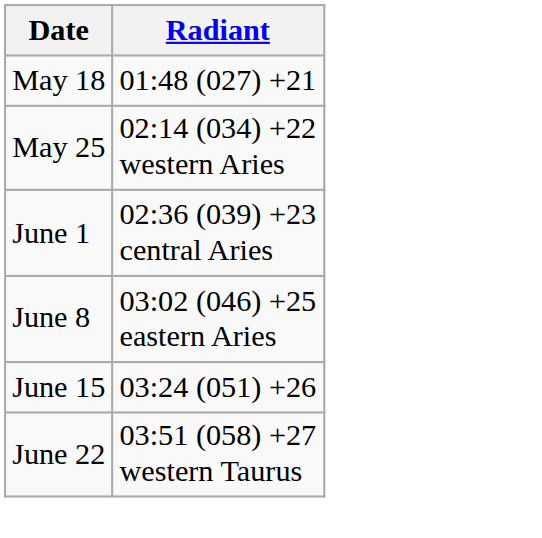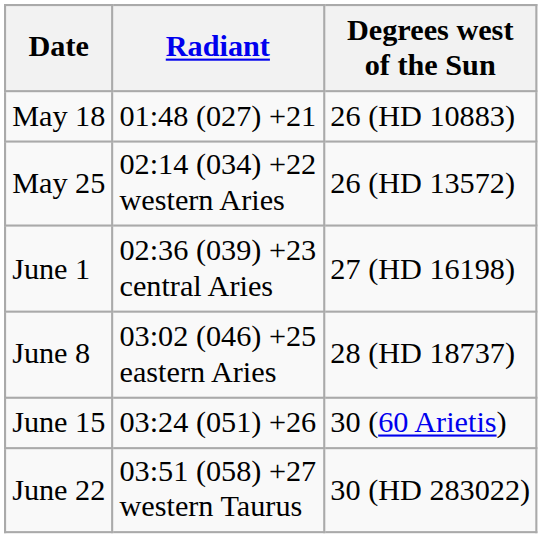+ column: (430, 47)
